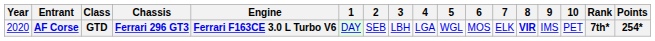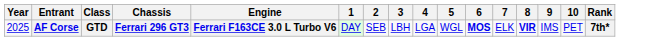- column: (632, 12)
(18, 28) 2020 -> (18, 28) 2025
(479, 28) normal -> (479, 28) bold
